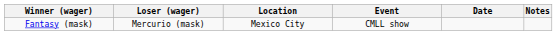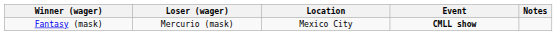- column: (483, 11)
(387, 24) normal -> (455, 24) bold
